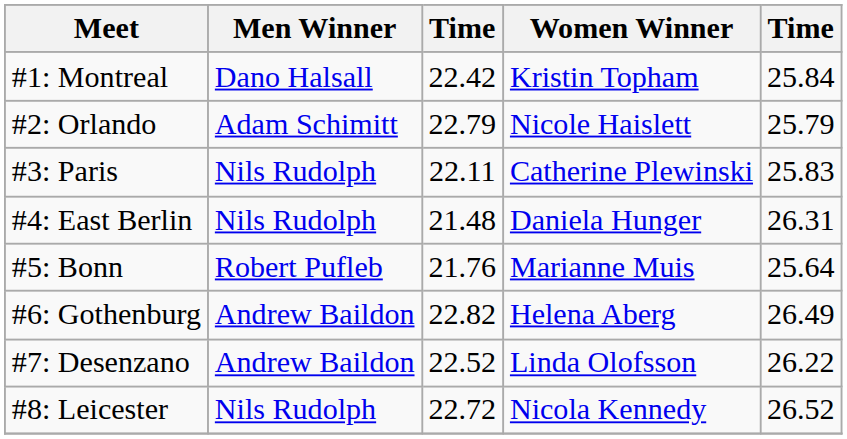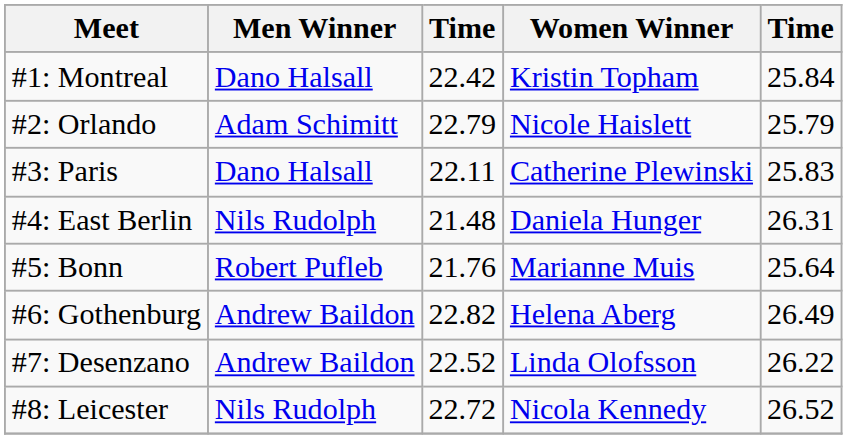(296, 171) Nils Rudolph -> (294, 171) Dano Halsall
